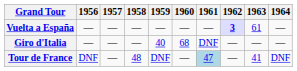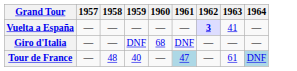- column: (88, 12)
(256, 27) 61 -> (232, 27) 41
(160, 43) 40 -> (136, 43) DNF
(160, 58) DNF -> (136, 58) 40
(256, 58) 41 -> (232, 58) 61
(280, 58) no background -> (256, 58) lightblue background
